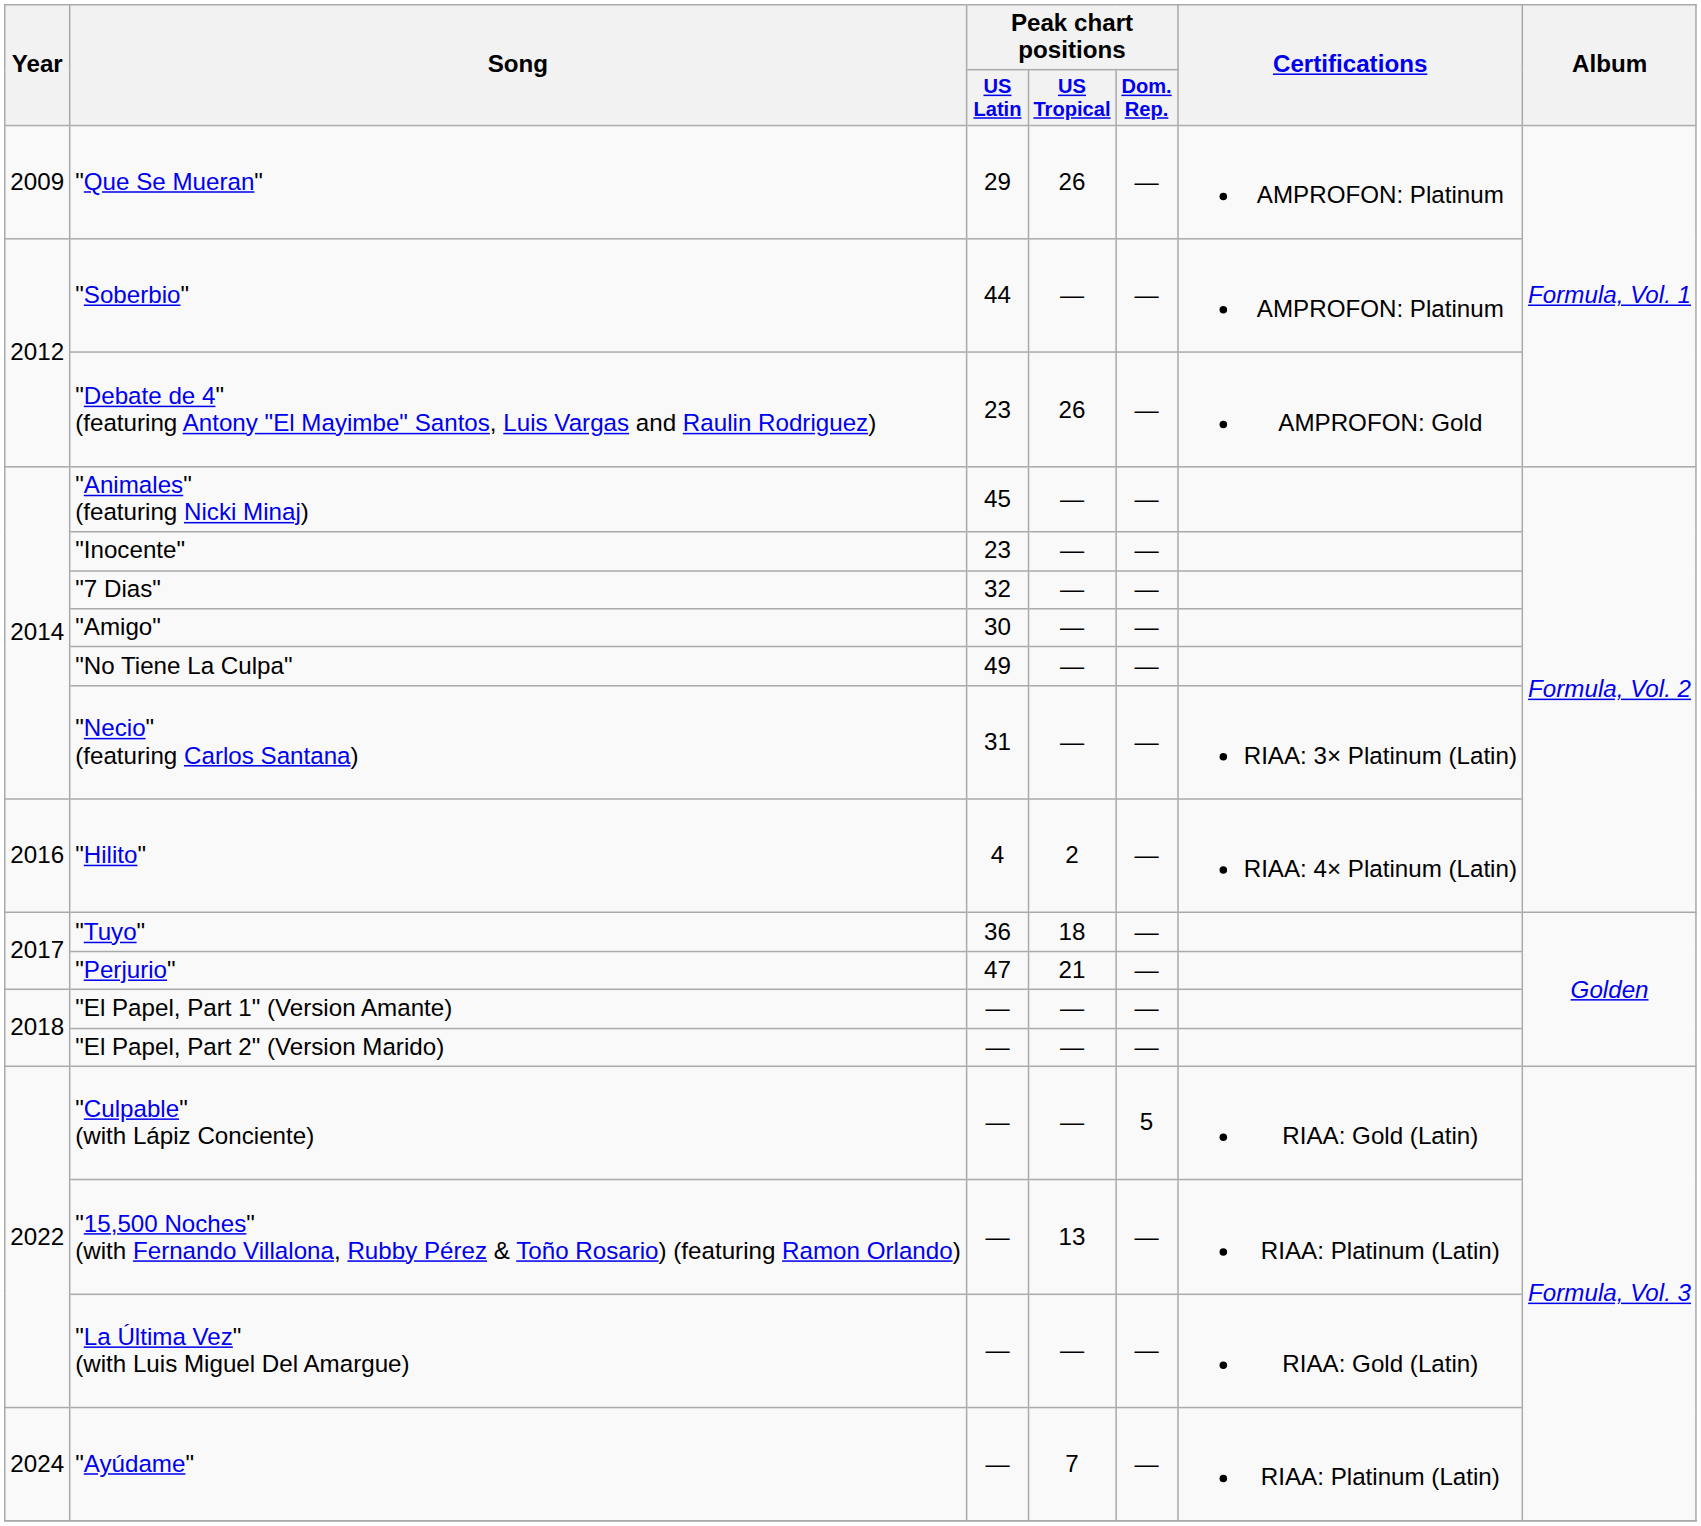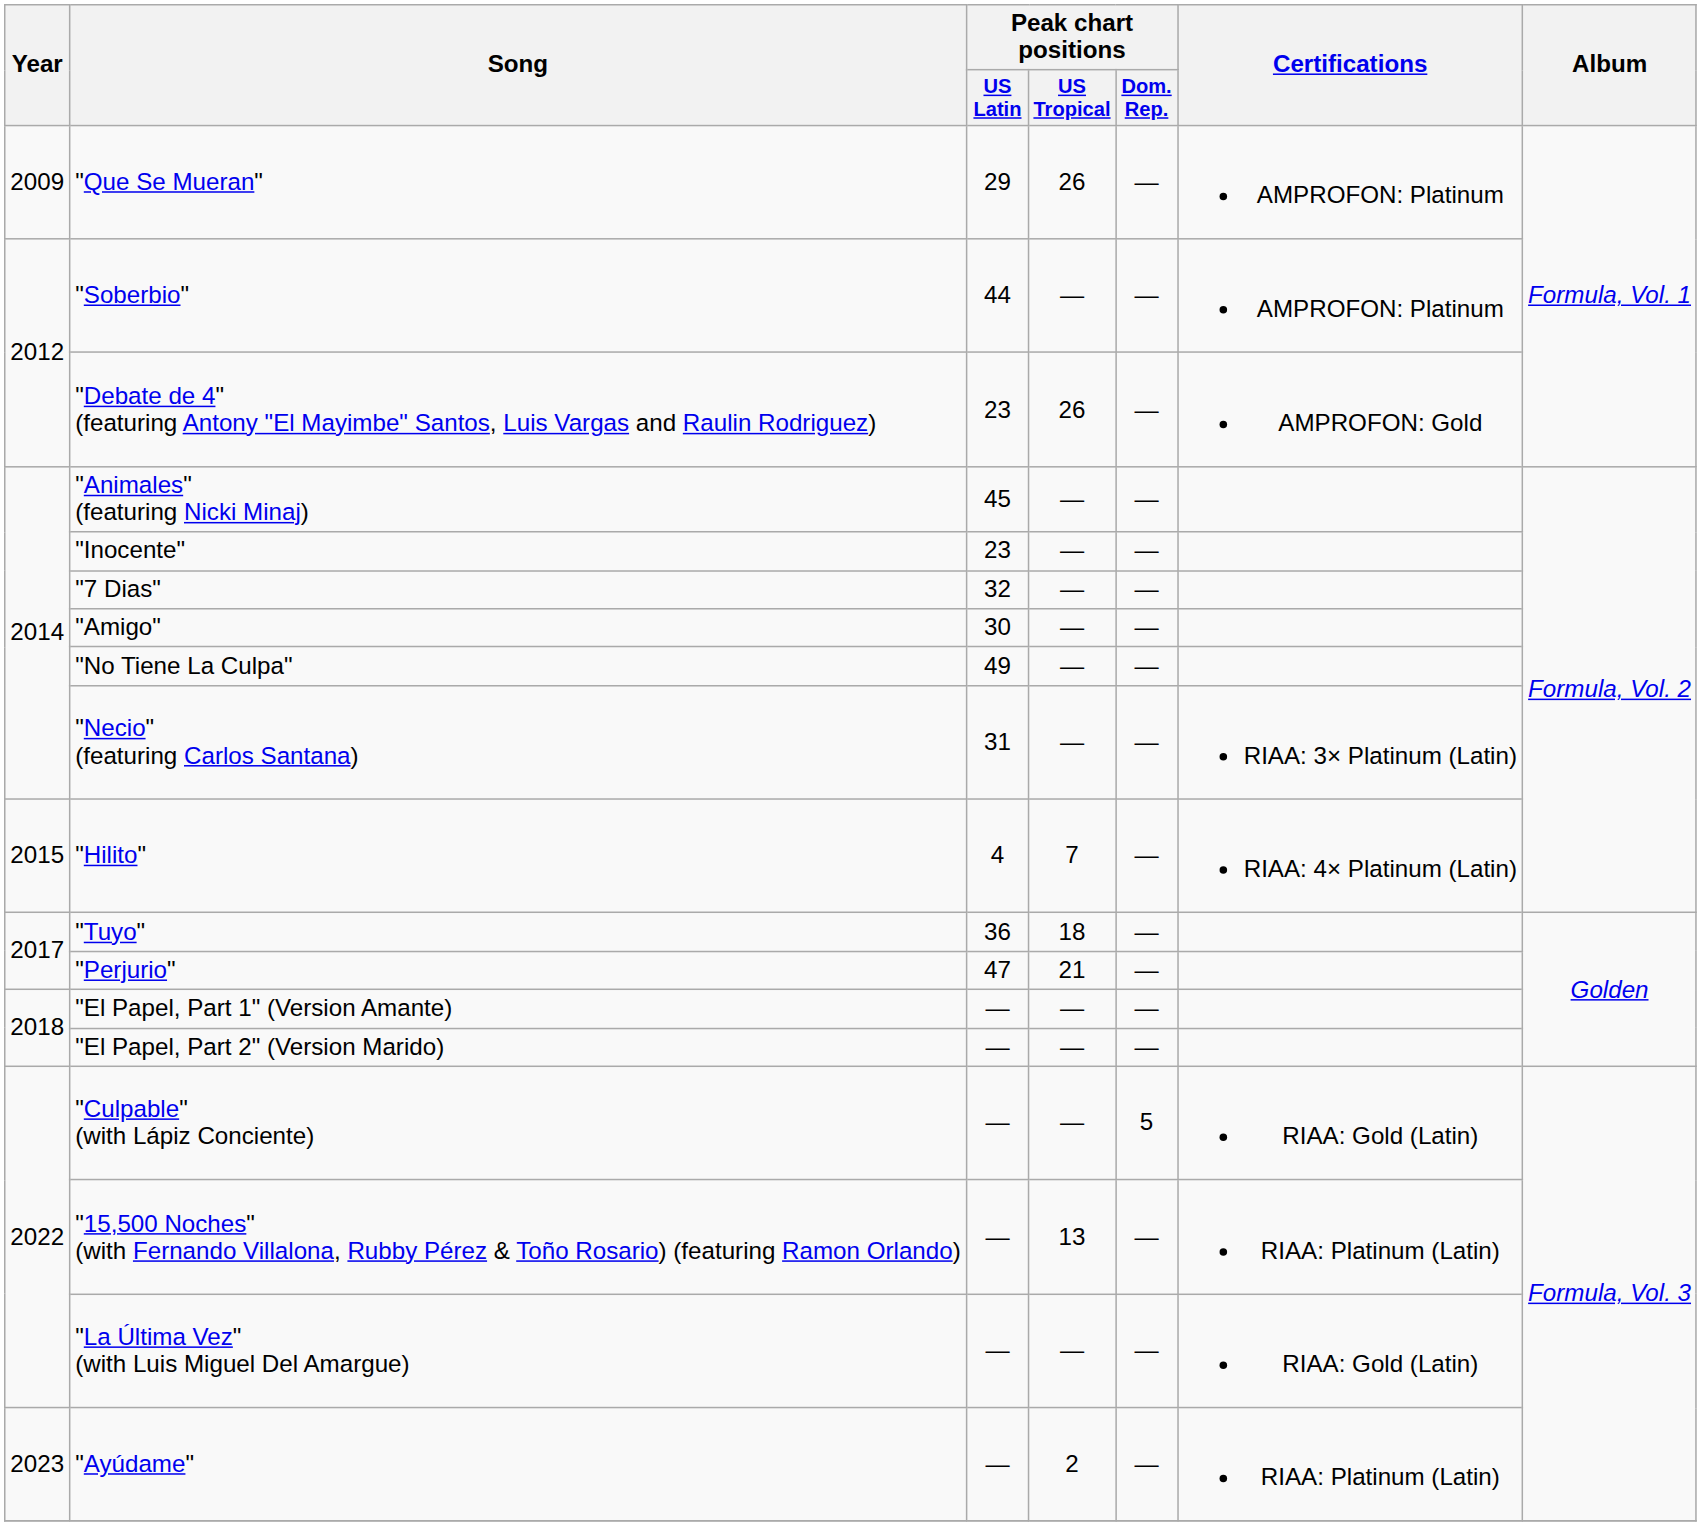(37, 855) 2016 -> (37, 855) 2015
(1072, 855) 2 -> (1072, 855) 7
(37, 1464) 2024 -> (37, 1464) 2023
(1072, 1464) 7 -> (1072, 1464) 2
